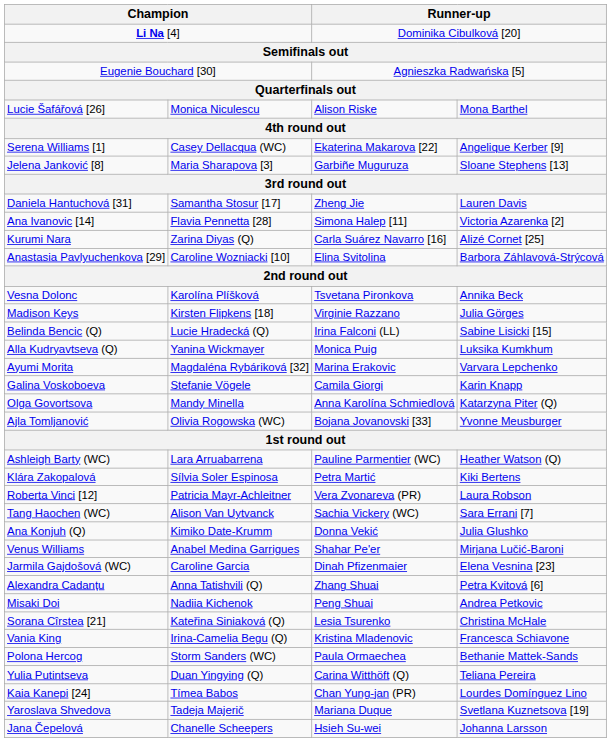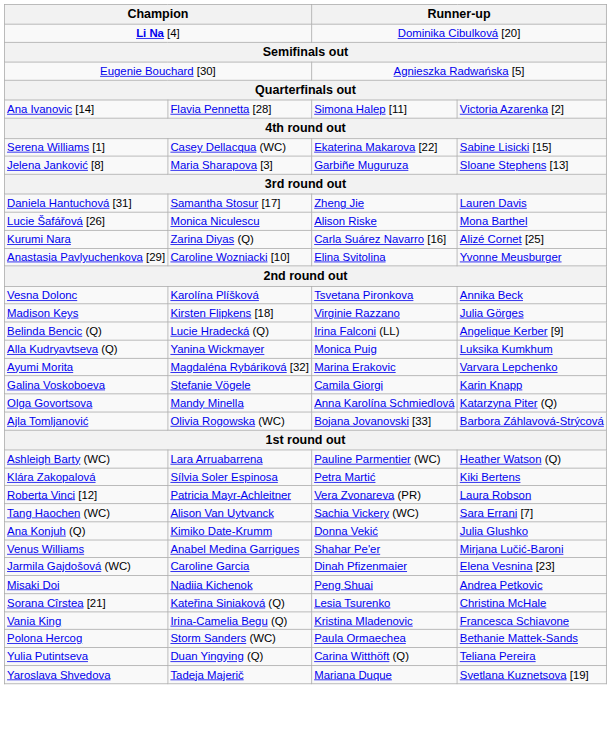rows swapped: (51, 222) <-> (56, 110)
(512, 148) Angelique Kerber [9] -> (506, 148) Sabine Lisicki [15]
(532, 258) Barbora Záhlavová-Strýcová -> (511, 258) Yvonne Meusburger
(506, 331) Sabine Lisicki [15] -> (512, 331) Angelique Kerber [9]
(511, 421) Yvonne Meusburger -> (532, 421) Barbora Záhlavová-Strýcová
- row: (56, 585)
- row: (49, 693)
- row: (45, 729)
